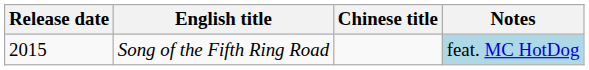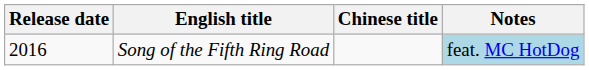(28, 49) 2015 -> (28, 49) 2016
